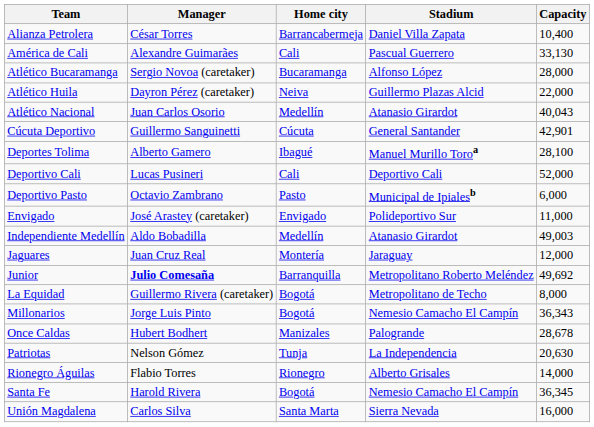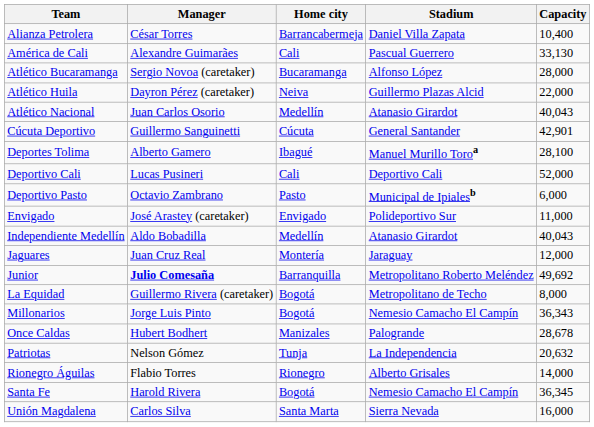(556, 235) 49,003 -> (556, 235) 40,043
(556, 353) 20,630 -> (556, 353) 20,632
